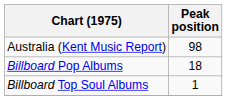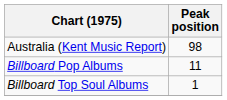(195, 66) 18 -> (195, 66) 11
